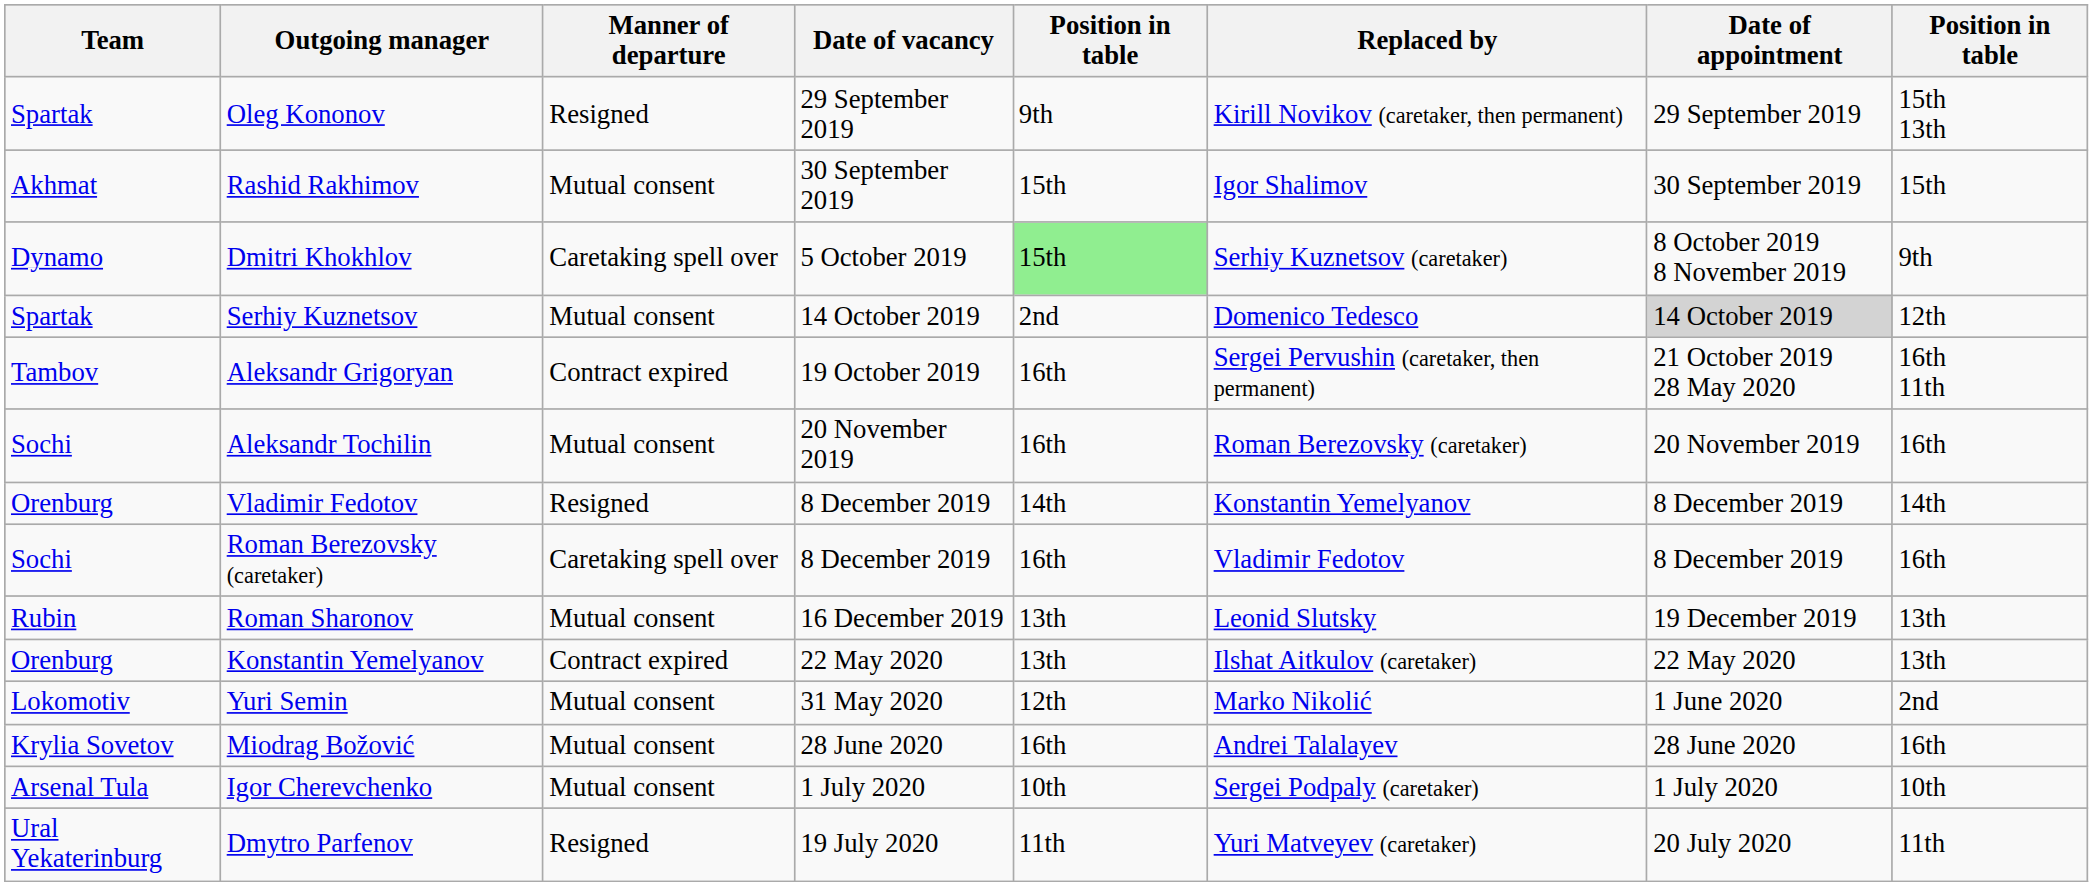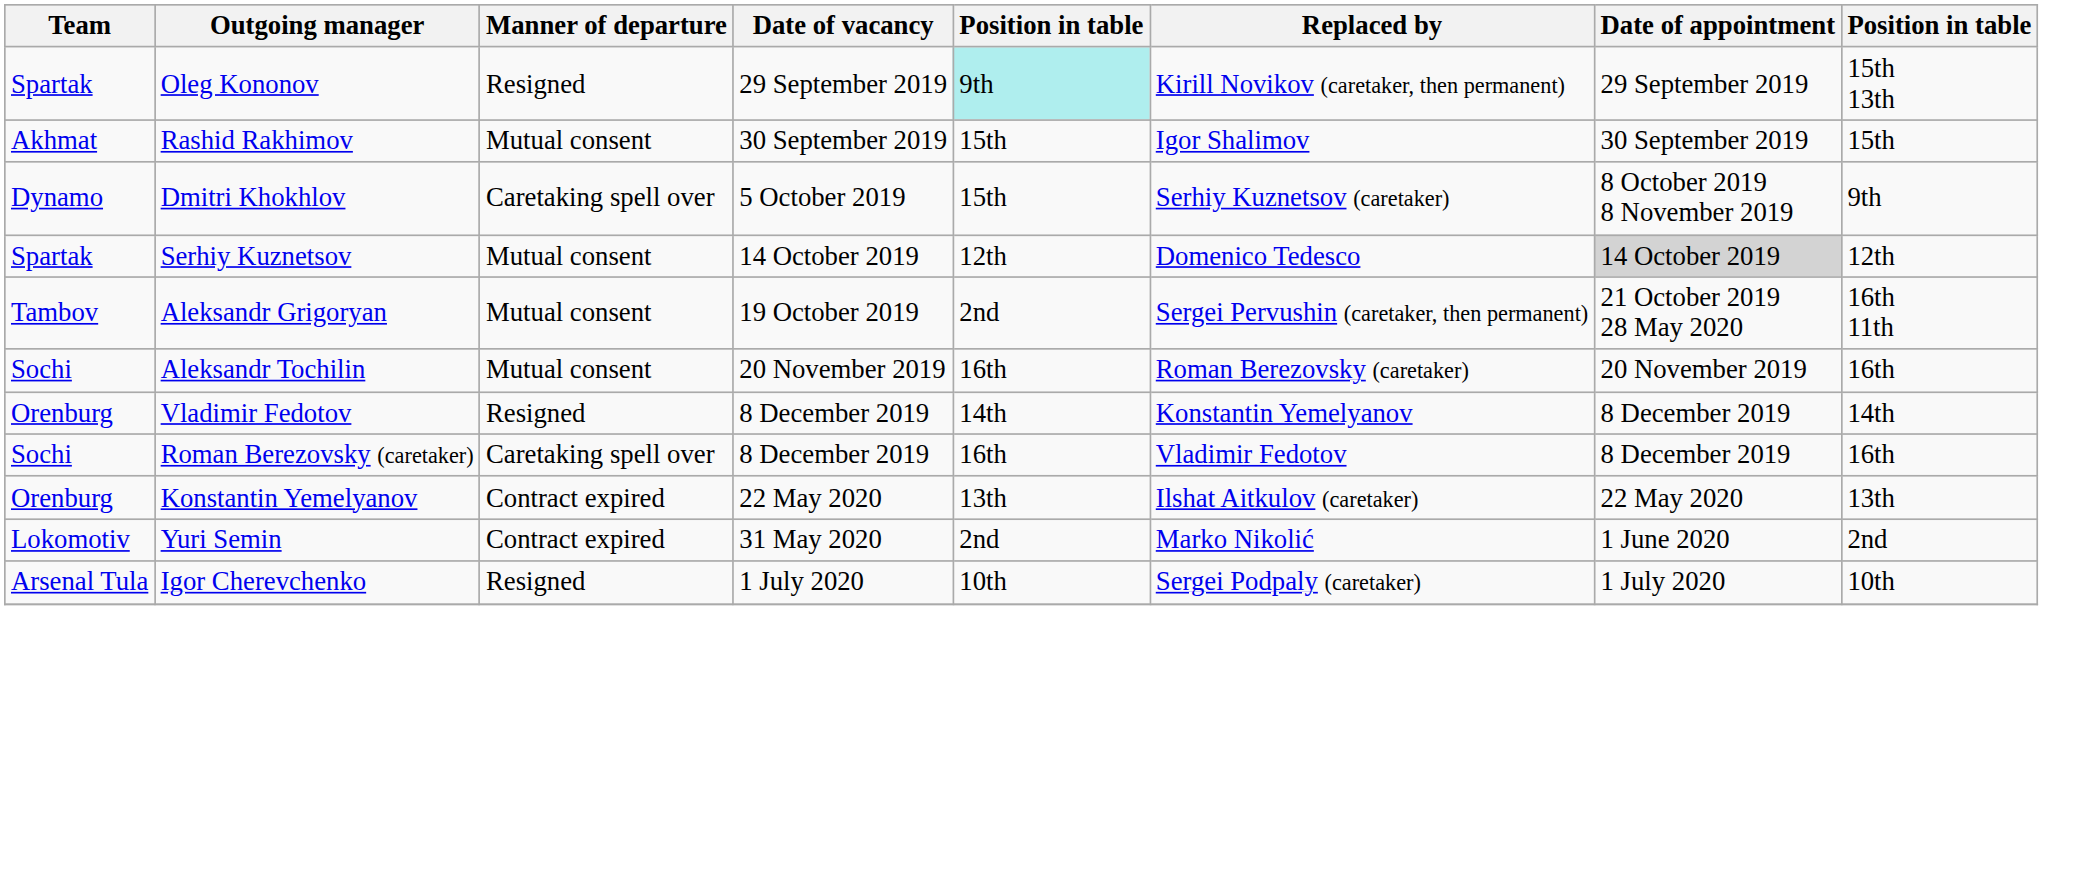(1036, 113) no background -> (976, 83) paleturquoise background
(1043, 258) lightgreen background -> (983, 197) no background
(1039, 315) 2nd -> (983, 255) 12th
(639, 372) Contract expired -> (569, 312) Mutual consent
(1043, 372) 16th -> (979, 312) 2nd
- row: (320, 617)
(632, 702) Mutual consent -> (575, 539) Contract expired
(1043, 702) 12th -> (979, 539) 2nd
- row: (321, 744)
(632, 786) Mutual consent -> (536, 582) Resigned
- row: (320, 844)
